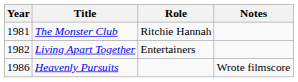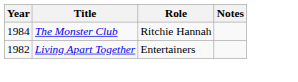(18, 31) 1981 -> (18, 31) 1984
- row: (77, 67)
